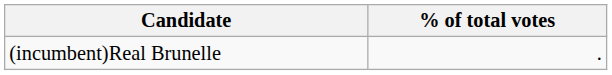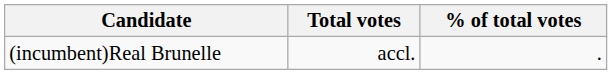+ column: (354, 20)
